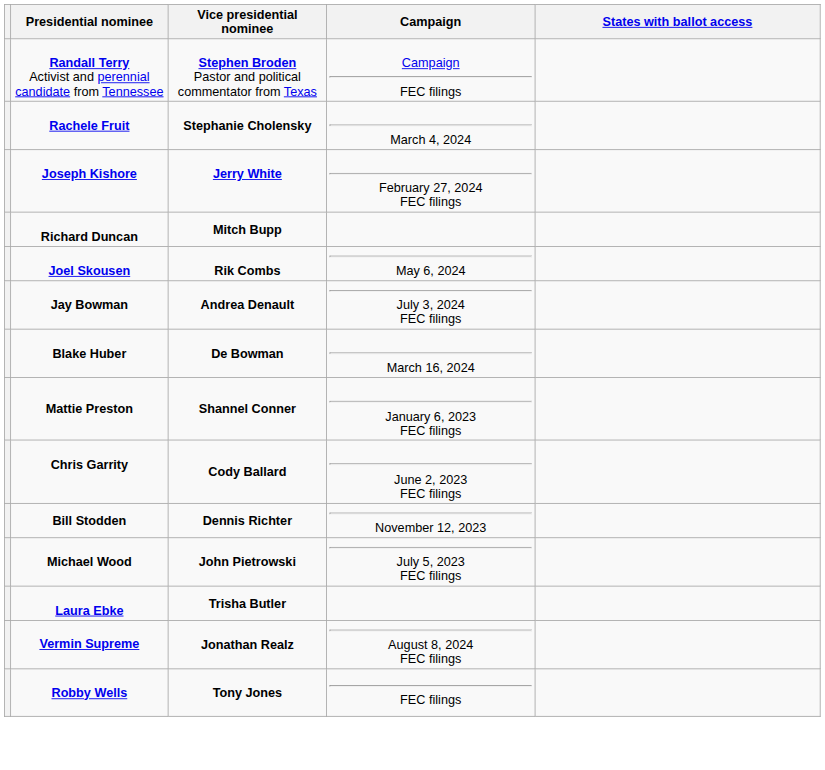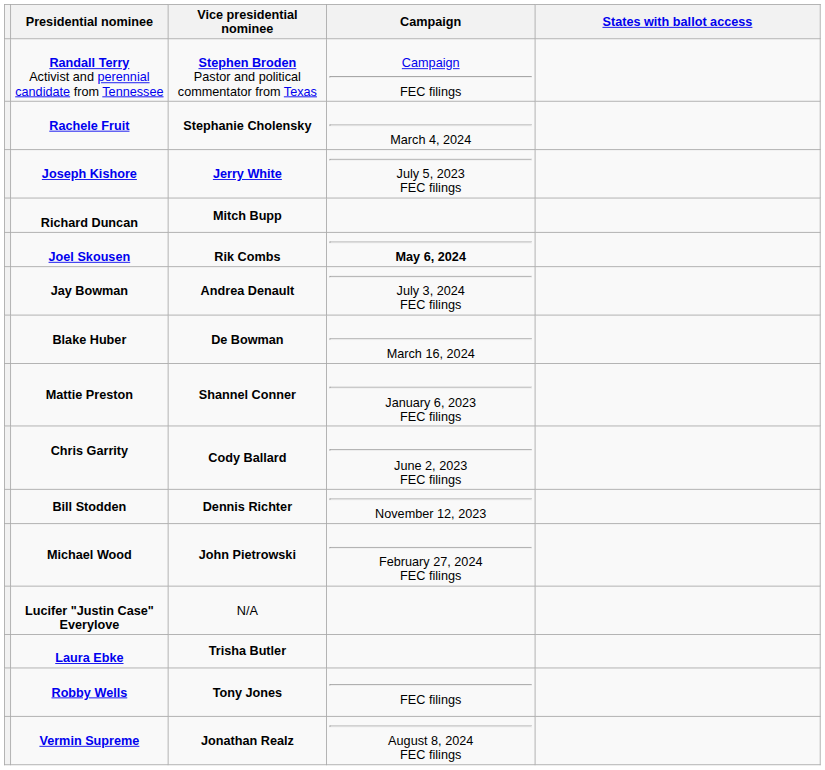(431, 192) February 27, 2024 FEC filings -> (431, 177) July 5, 2023 FEC filings
(431, 267) normal -> (431, 253) bold
(431, 565) July 5, 2023 FEC filings -> (431, 565) February 27, 2024 FEC filings
+ row: (89, 617)
rows swapped: (89, 693) <-> (89, 644)
